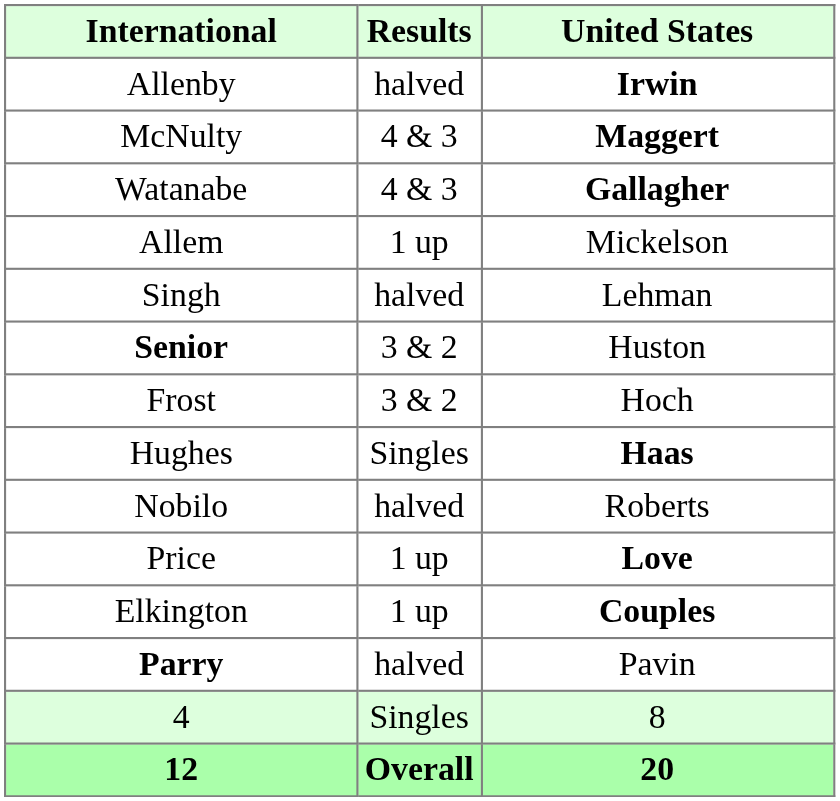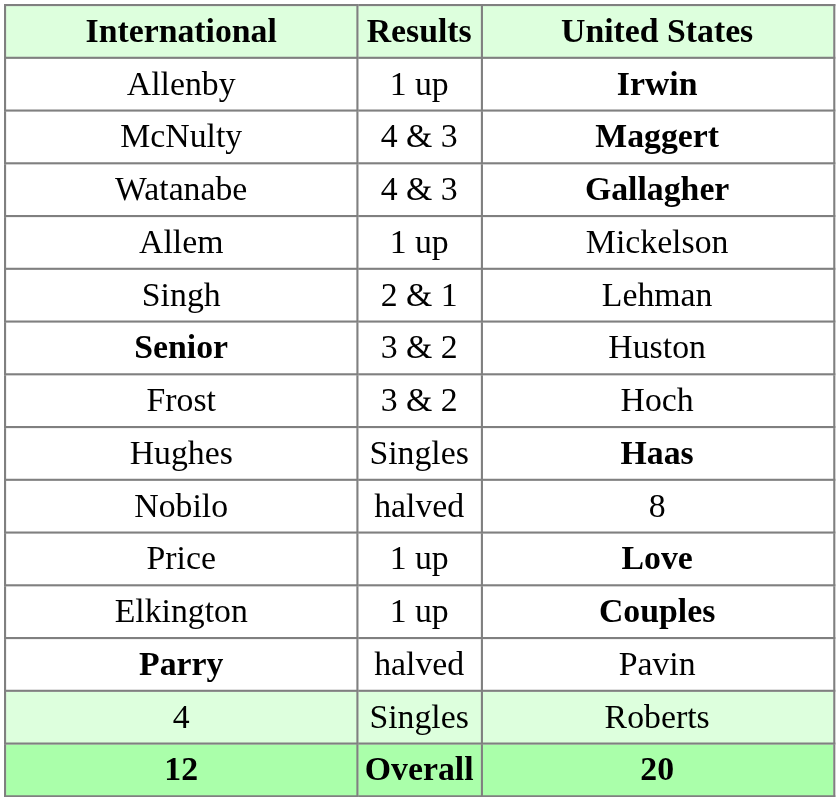(419, 83) halved -> (419, 83) 1 up
(419, 294) halved -> (419, 294) 2 & 1
(657, 505) Roberts -> (657, 505) 8
(657, 716) 8 -> (657, 716) Roberts
